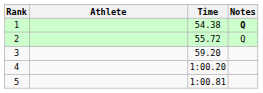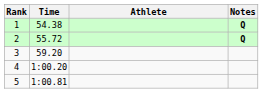columns swapped: (108, 11) <-> (208, 11)
(243, 39) normal -> (243, 39) bold
